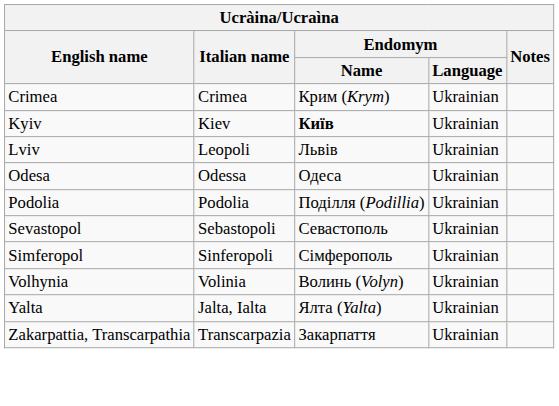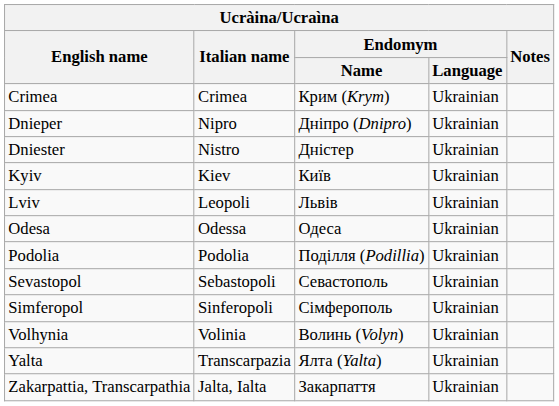+ row: (35, 123)
+ row: (37, 149)
(316, 123) bold -> (315, 176) normal
(232, 307) Jalta, Ialta -> (244, 360) Transcarpazia
(244, 334) Transcarpazia -> (232, 387) Jalta, Ialta
